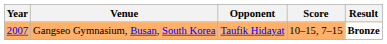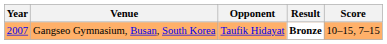columns swapped: (316, 13) <-> (364, 13)
